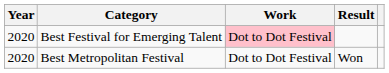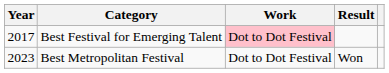(21, 36) 2020 -> (21, 36) 2017
(21, 57) 2020 -> (21, 57) 2023
